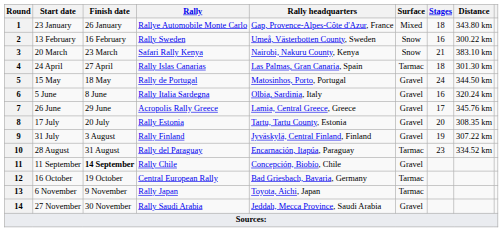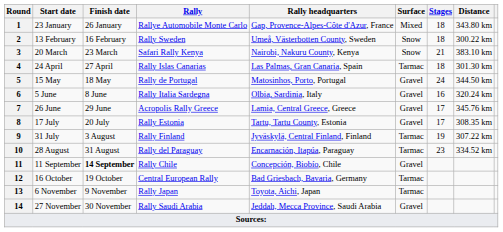(441, 38) 16 -> (441, 38) 18
(441, 122) 20 -> (441, 122) 17
(411, 136) Gravel -> (411, 136) Tarmac
